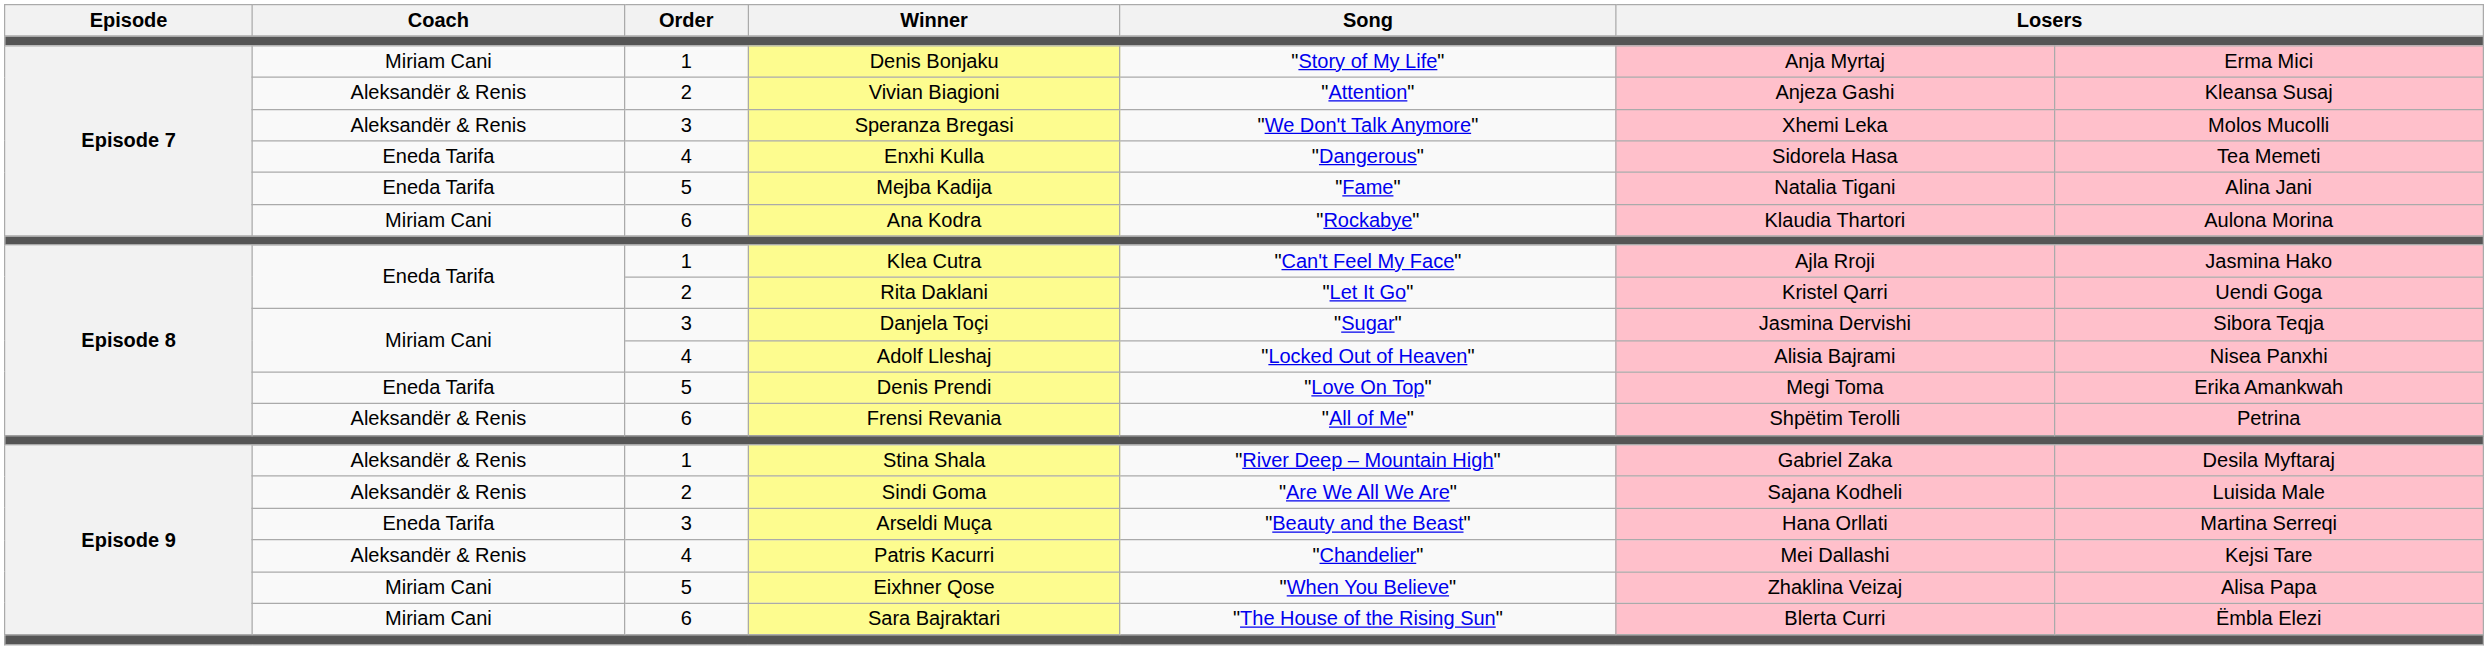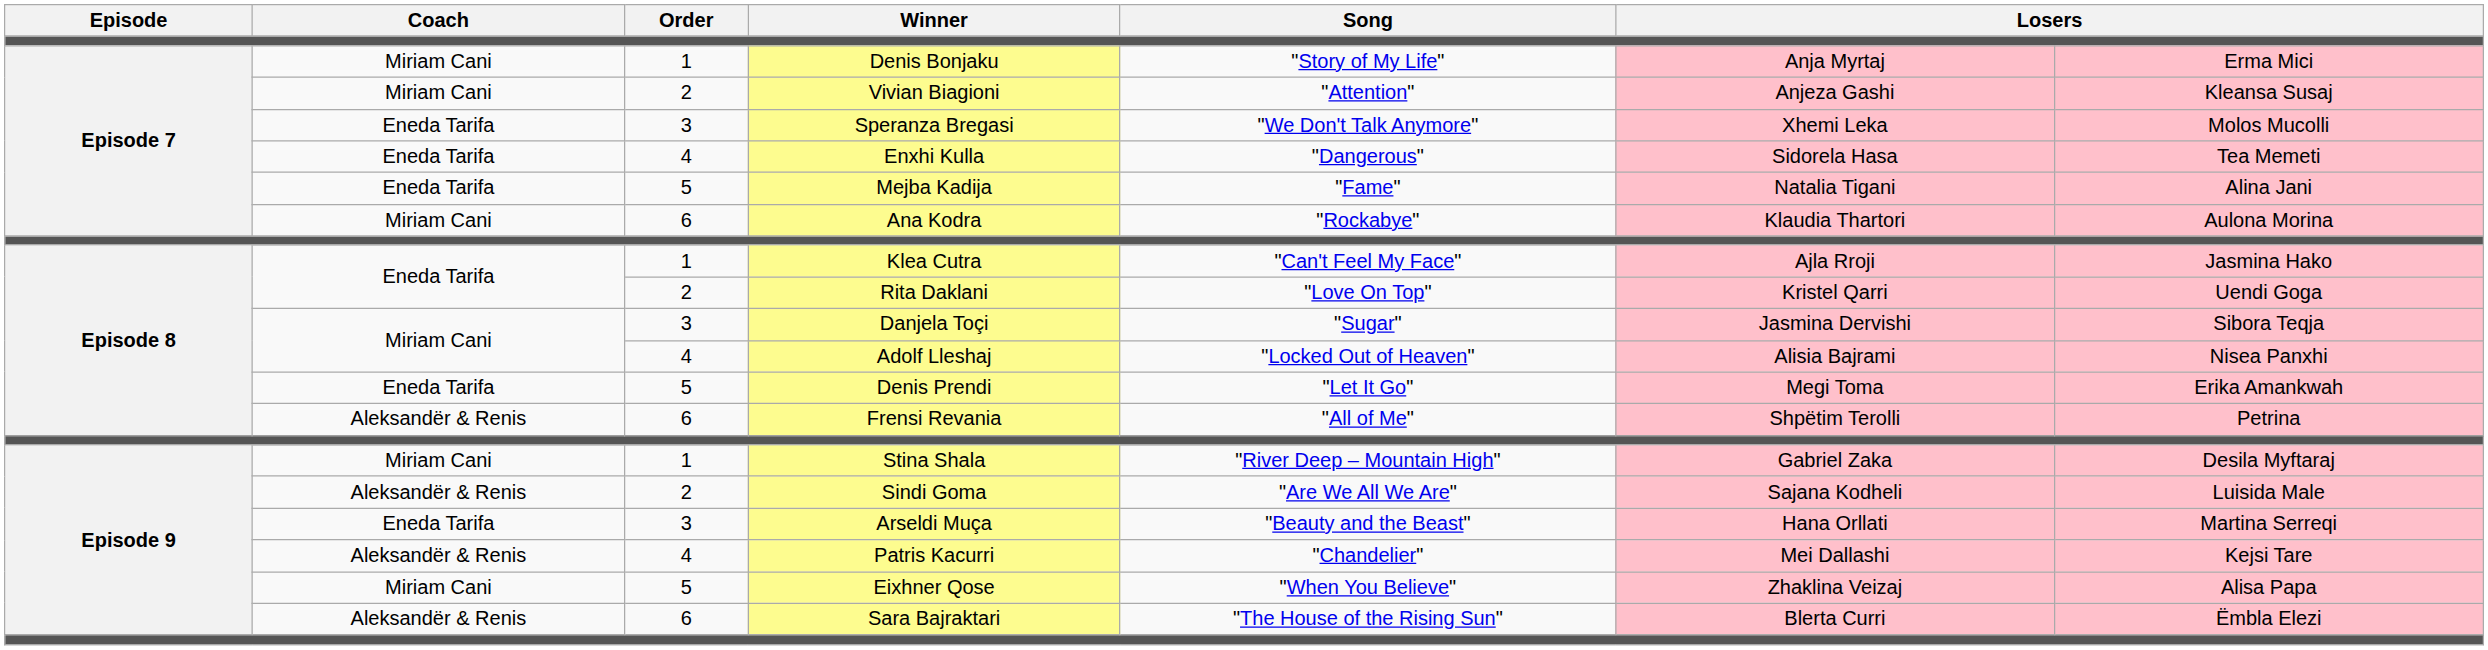(438, 93) Aleksandër & Renis -> (438, 93) Miriam Cani
(438, 124) Aleksandër & Renis -> (438, 124) Eneda Tarifa
(1368, 292) "Let It Go" -> (1368, 292) "Love On Top"
(1368, 387) "Love On Top" -> (1368, 387) "Let It Go"
(438, 460) Aleksandër & Renis -> (438, 460) Miriam Cani
(438, 618) Miriam Cani -> (438, 618) Aleksandër & Renis
